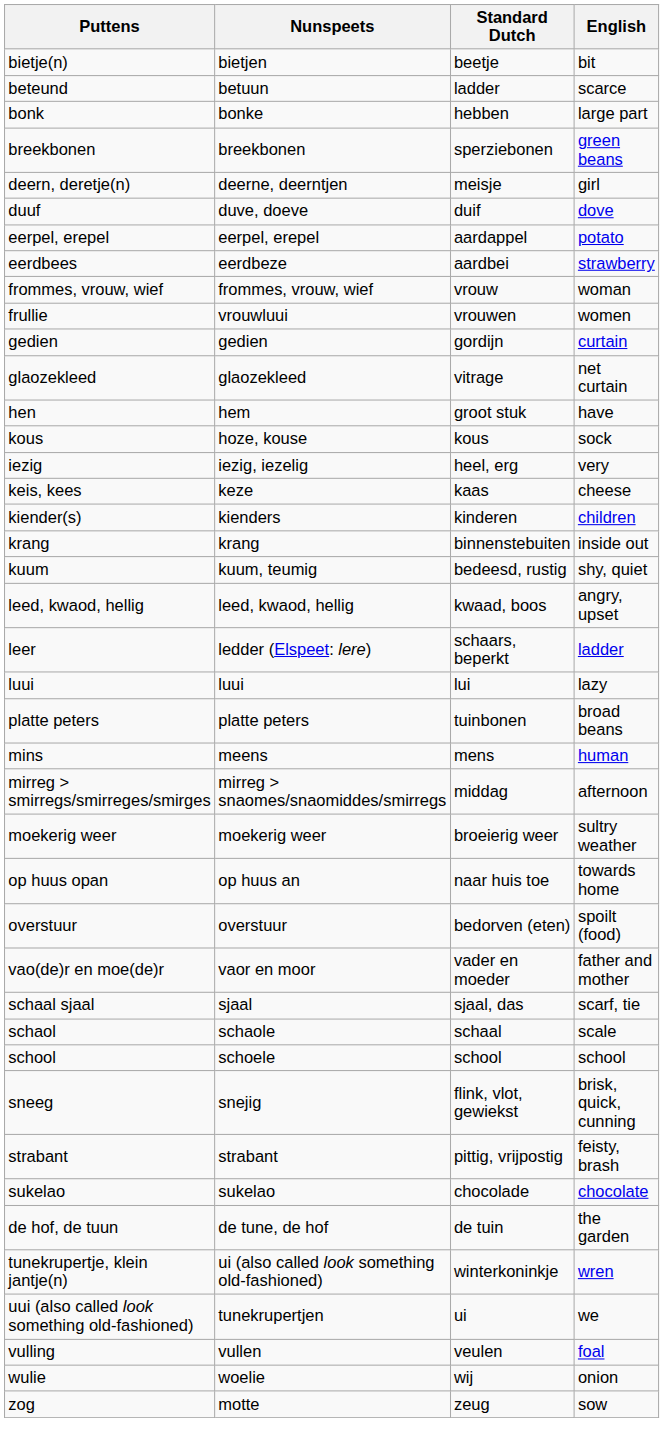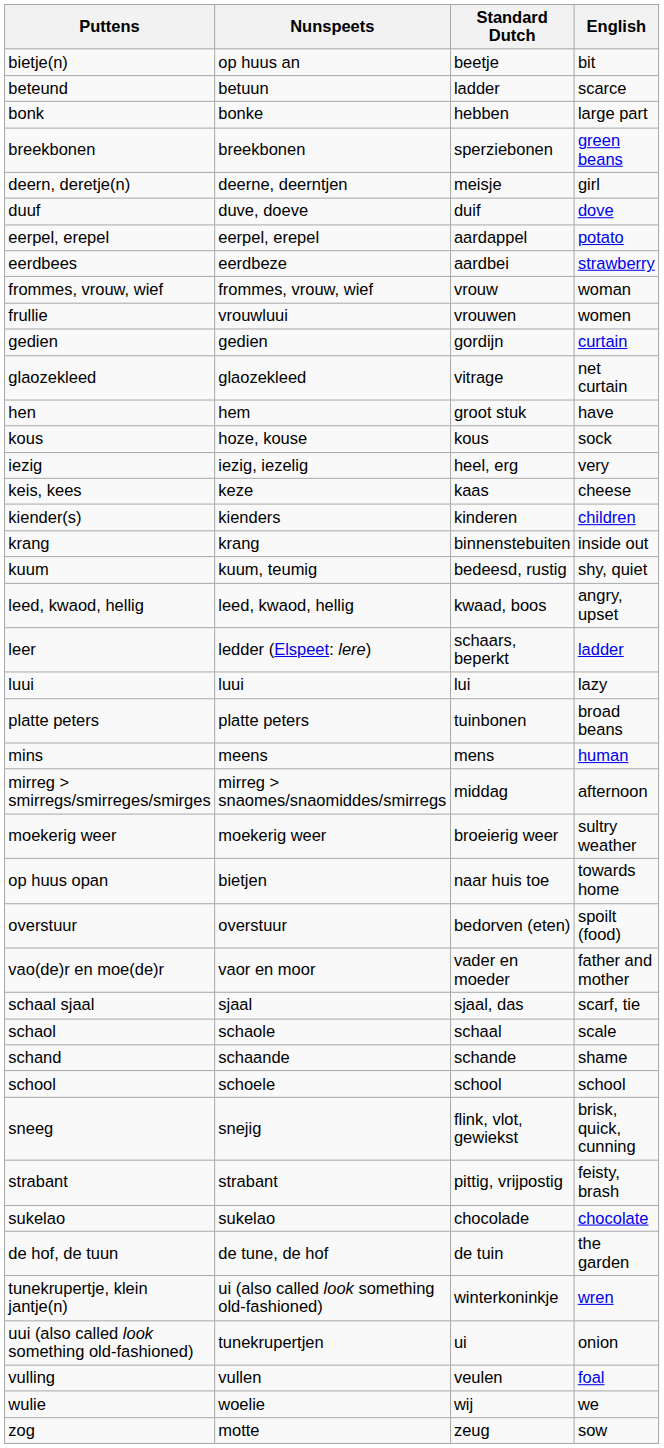(243, 62) bietjen -> (259, 62) op huus an
(259, 880) op huus an -> (243, 880) bietjen
+ row: (35, 1057)
(588, 1316) we -> (598, 1342) onion
(598, 1378) onion -> (588, 1404) we
